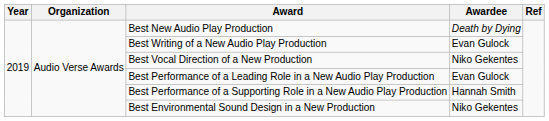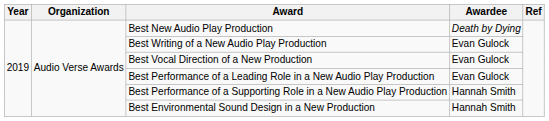(485, 60) Niko Gekentes -> (480, 60) Evan Gulock
(485, 108) Niko Gekentes -> (484, 108) Hannah Smith
